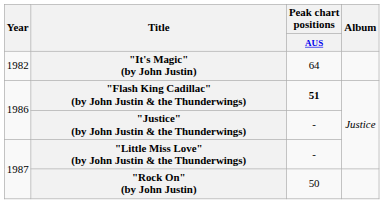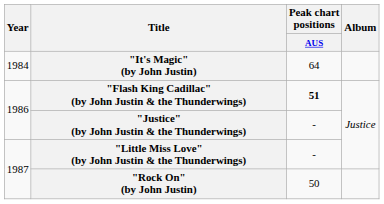(18, 65) 1982 -> (18, 65) 1984
